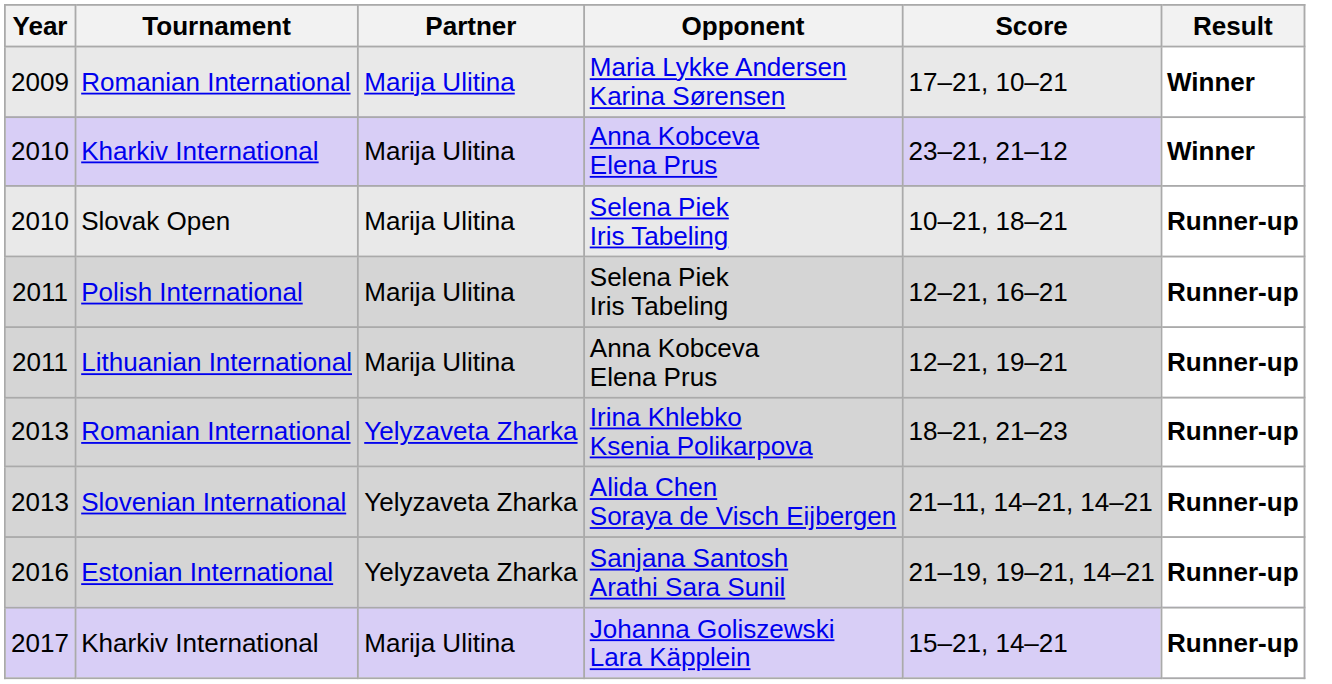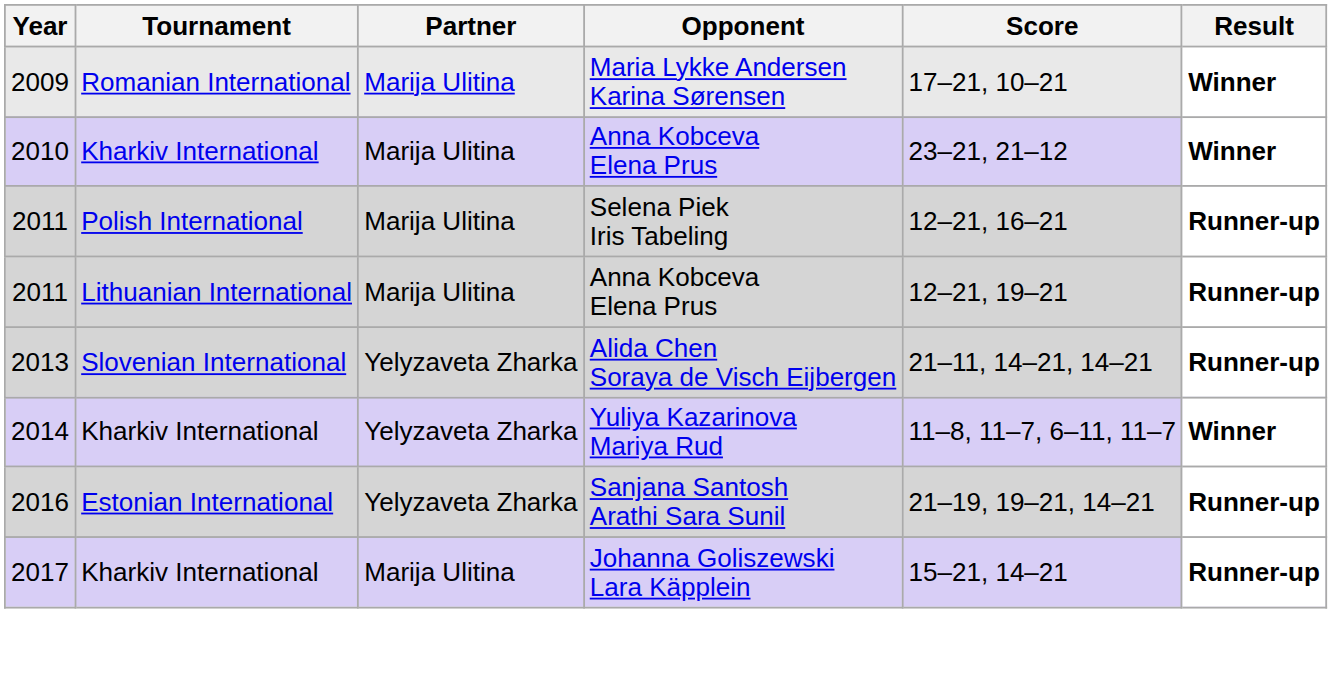- row: (40, 222)
- row: (40, 432)
+ row: (40, 432)
